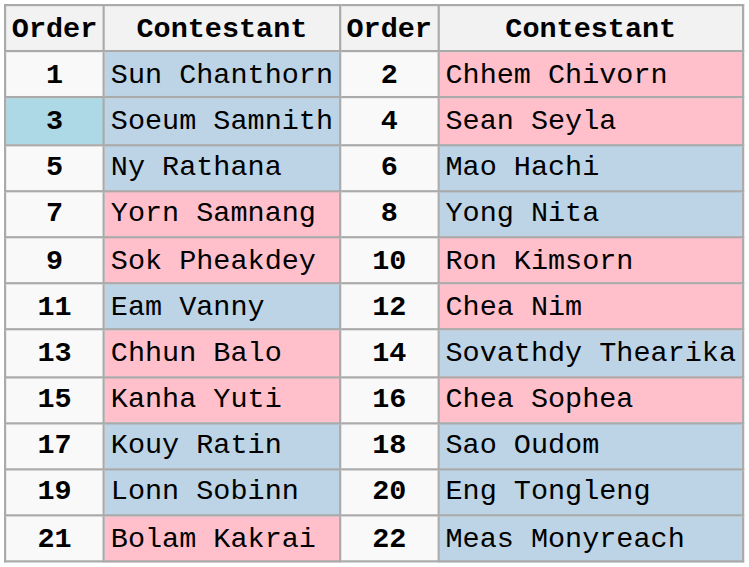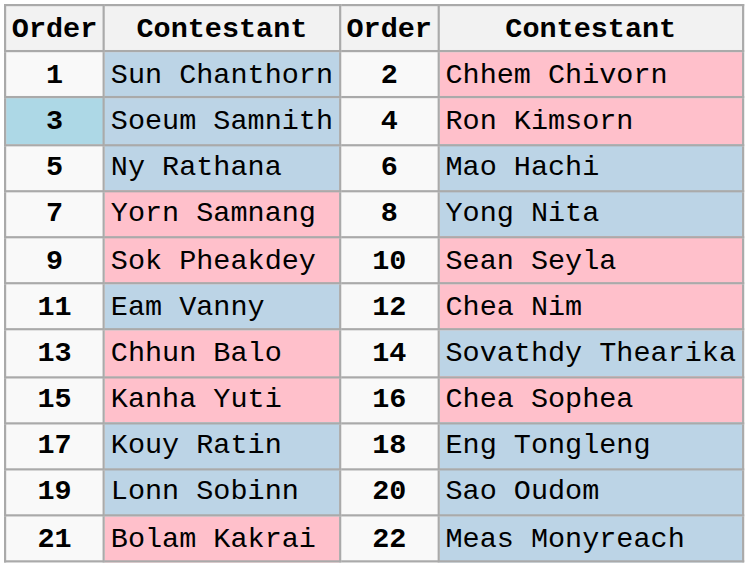(531, 121) Sean Seyla -> (540, 121) Ron Kimsorn
(540, 260) Ron Kimsorn -> (531, 260) Sean Seyla
(522, 446) Sao Oudom -> (548, 446) Eng Tongleng
(548, 492) Eng Tongleng -> (522, 492) Sao Oudom
